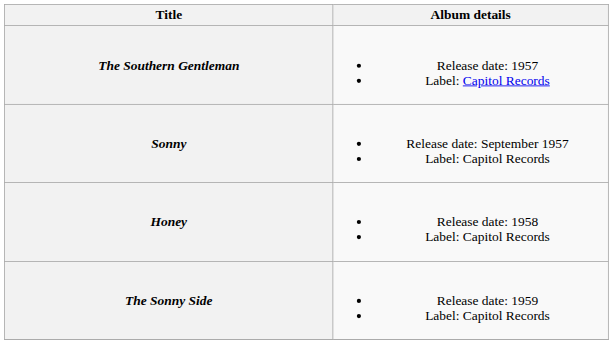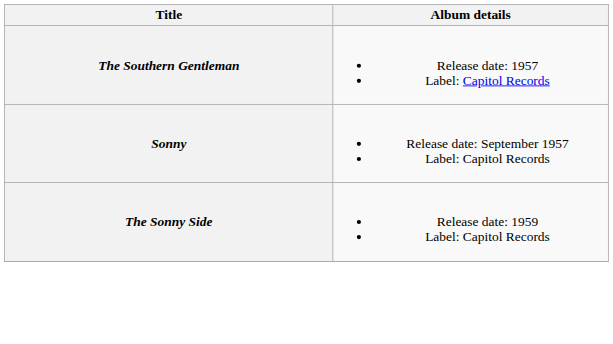- row: (169, 221)
